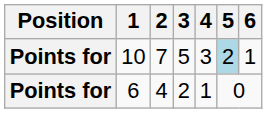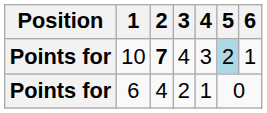(162, 56) normal -> (162, 56) bold
(184, 56) 5 -> (184, 56) 4
